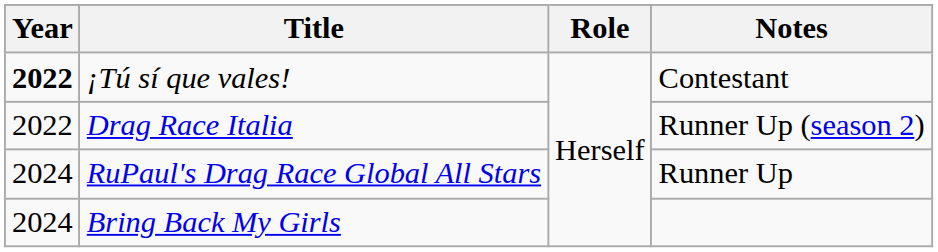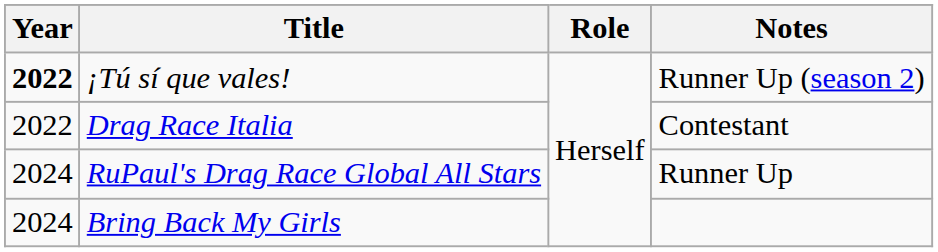(724, 76) Contestant -> (792, 76) Runner Up (season 2)
(792, 125) Runner Up (season 2) -> (724, 125) Contestant
